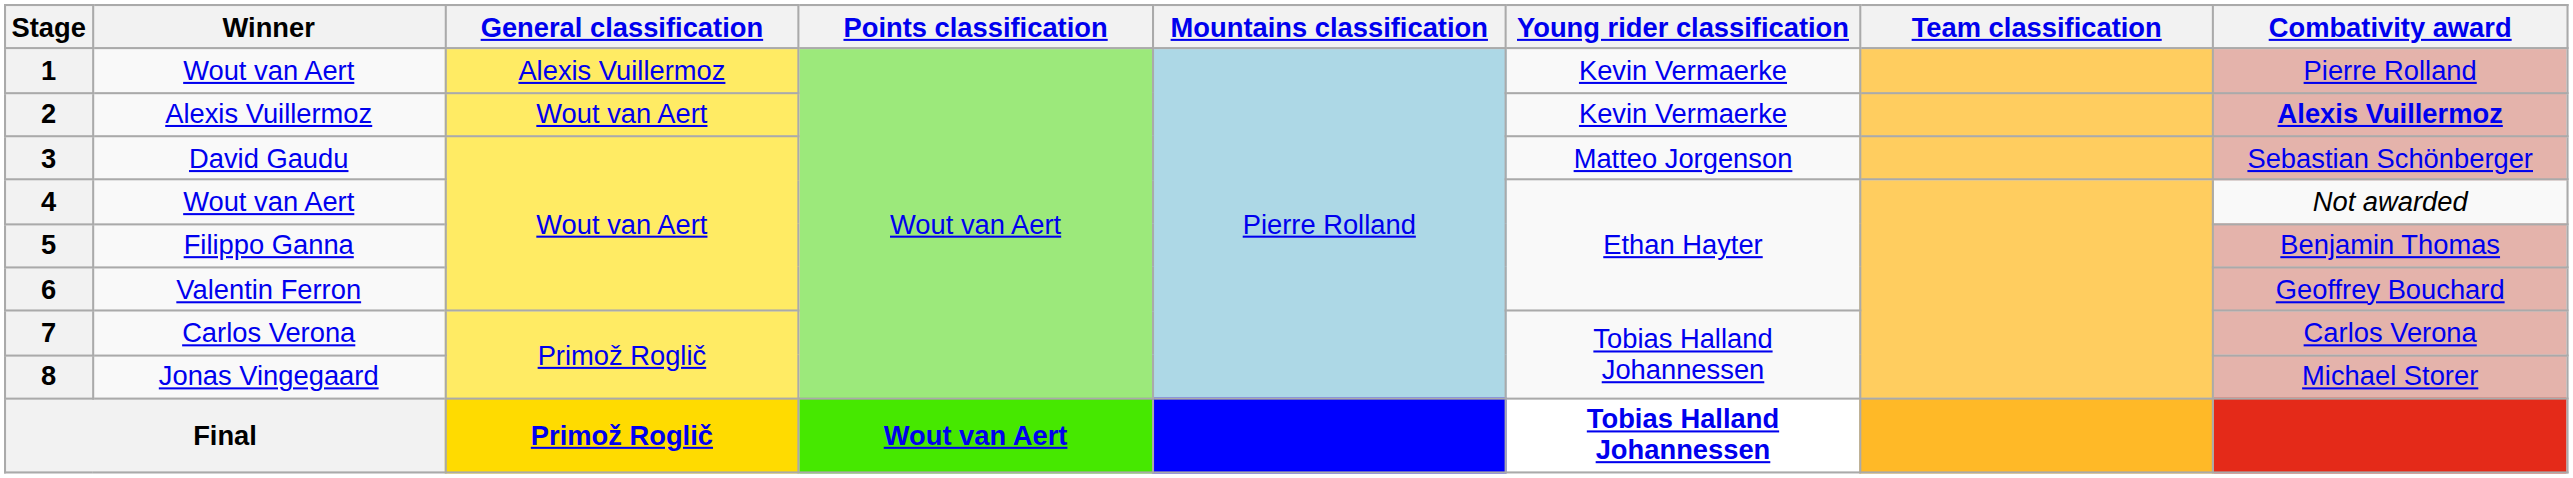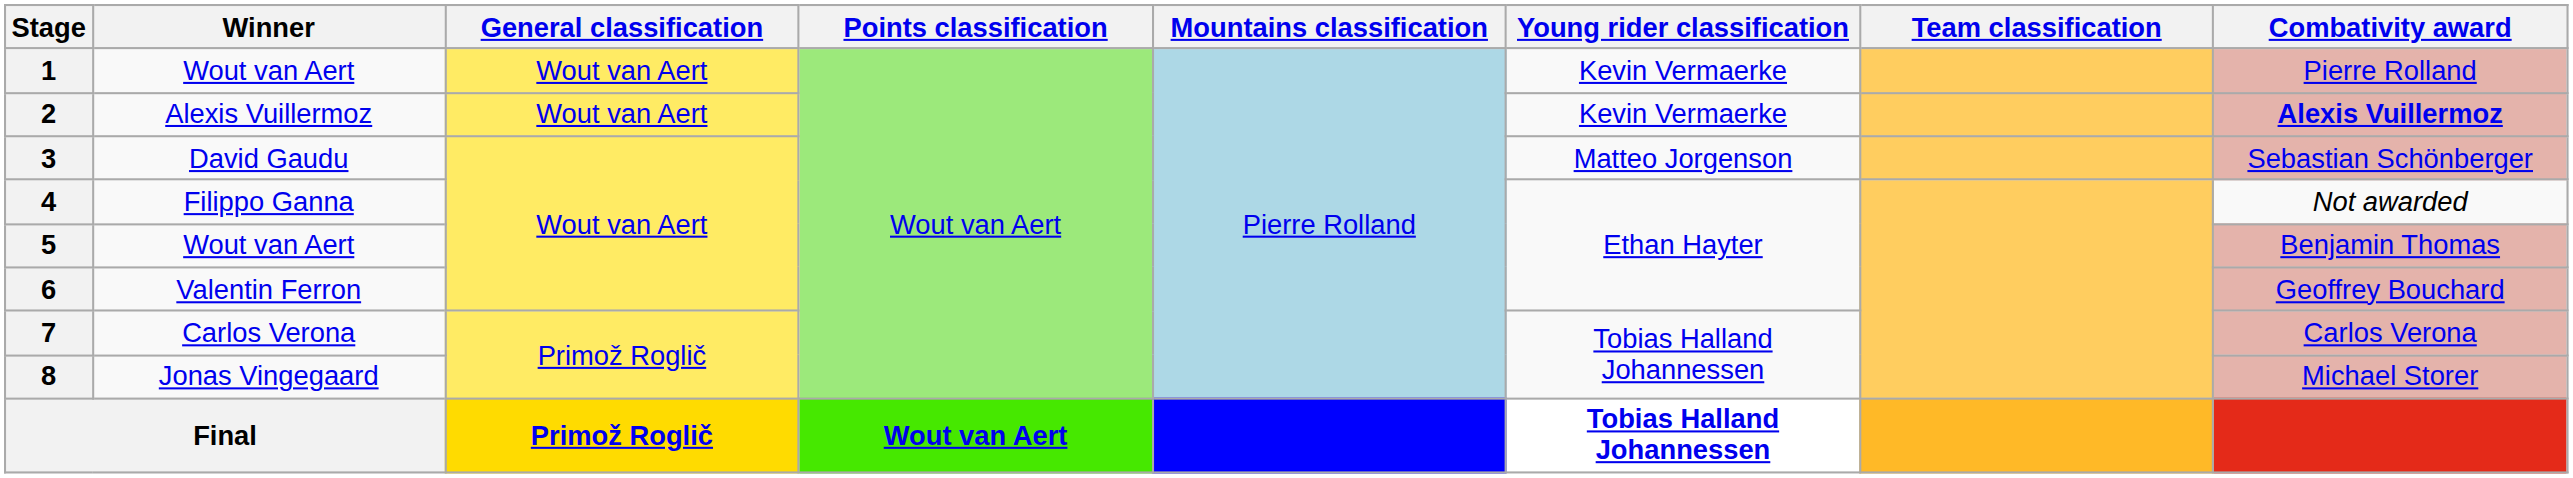(622, 71) Alexis Vuillermoz -> (622, 71) Wout van Aert
(269, 202) Wout van Aert -> (269, 202) Filippo Ganna
(269, 246) Filippo Ganna -> (269, 246) Wout van Aert
